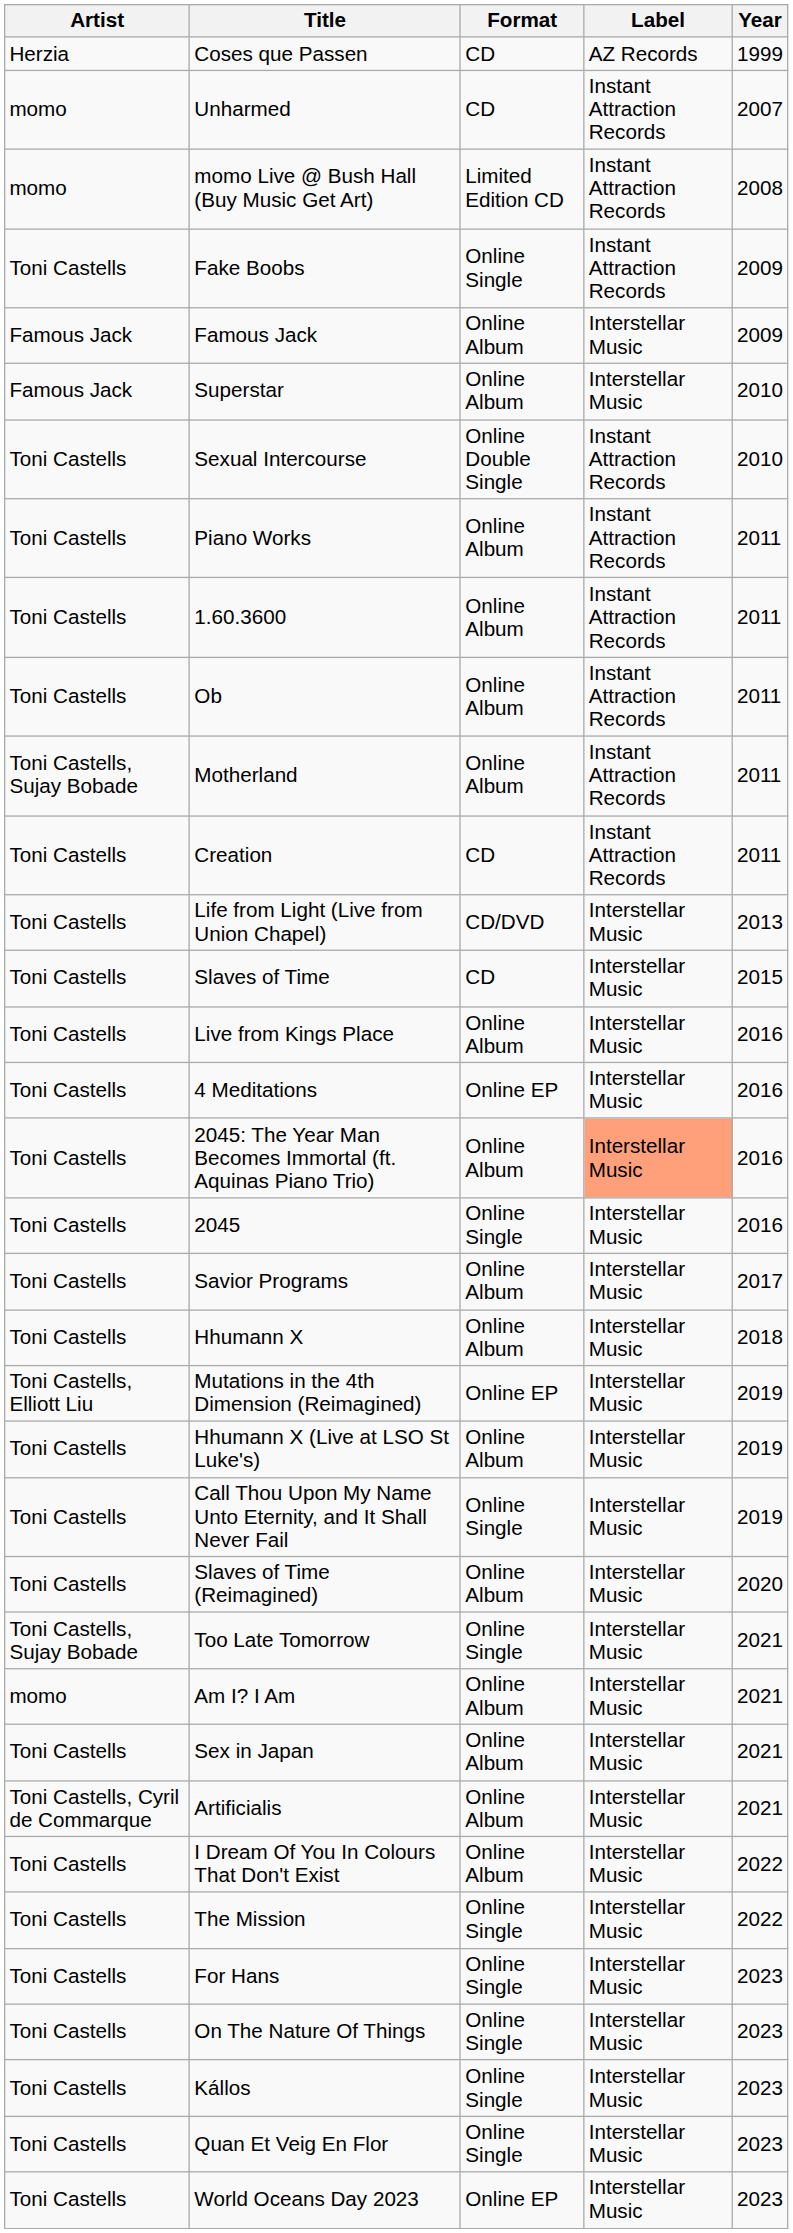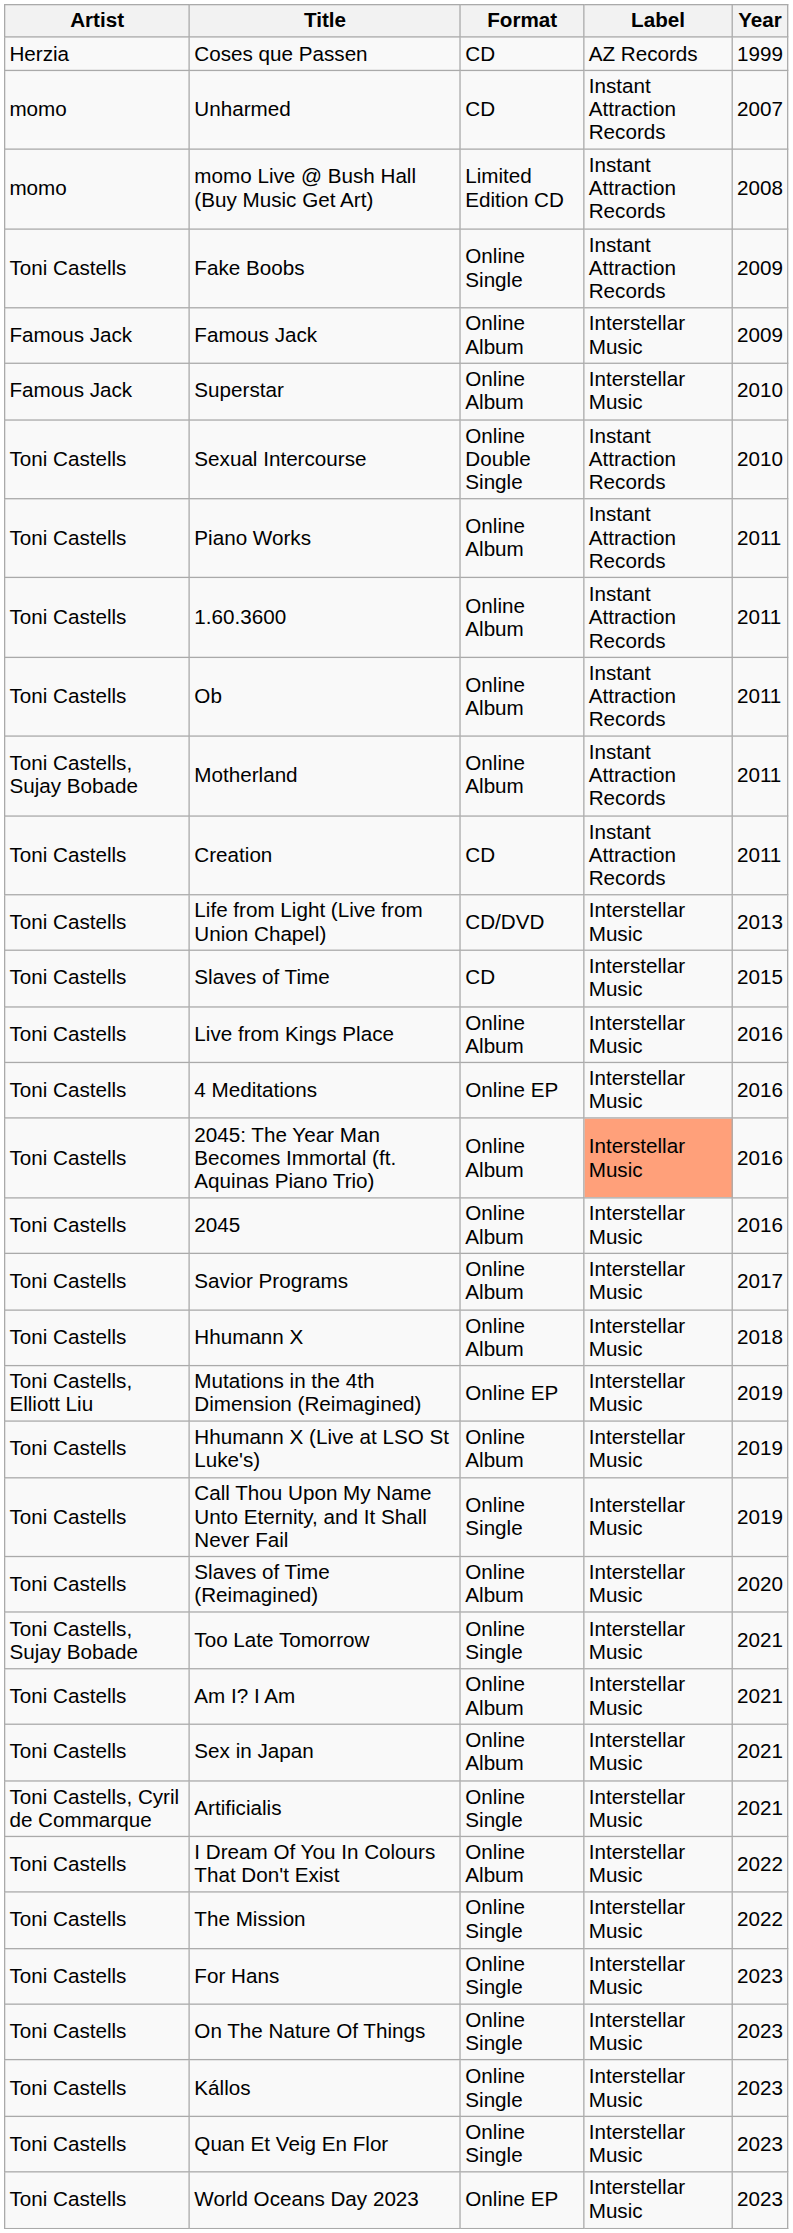(495, 1225) Online Single -> (495, 1225) Online Album
(38, 1696) momo -> (68, 1696) Toni Castells
(495, 1808) Online Album -> (495, 1808) Online Single
